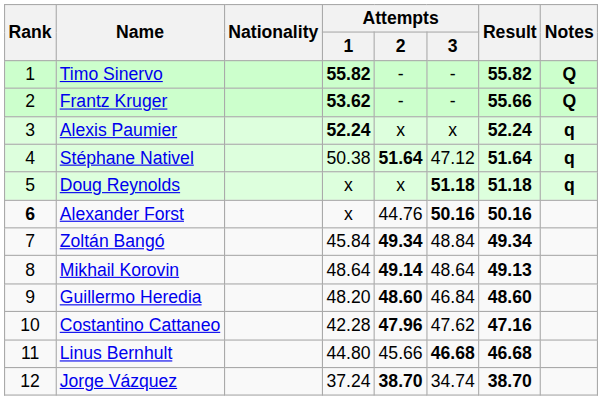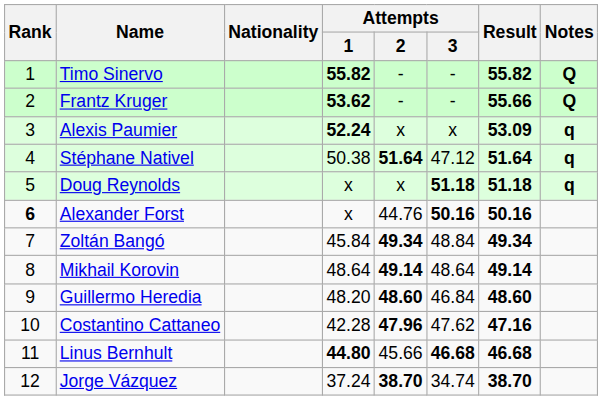(510, 130) 52.24 -> (510, 130) 53.09
(510, 269) 49.13 -> (510, 269) 49.14
(348, 353) normal -> (348, 353) bold
